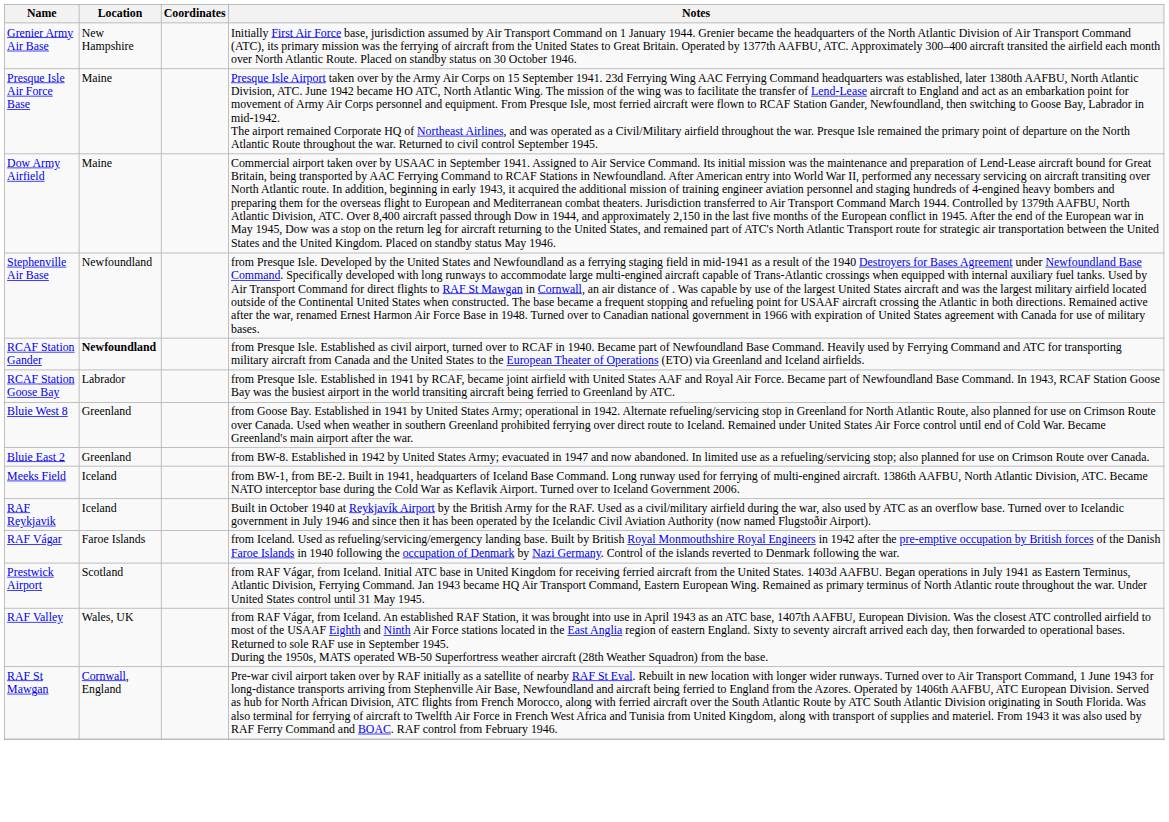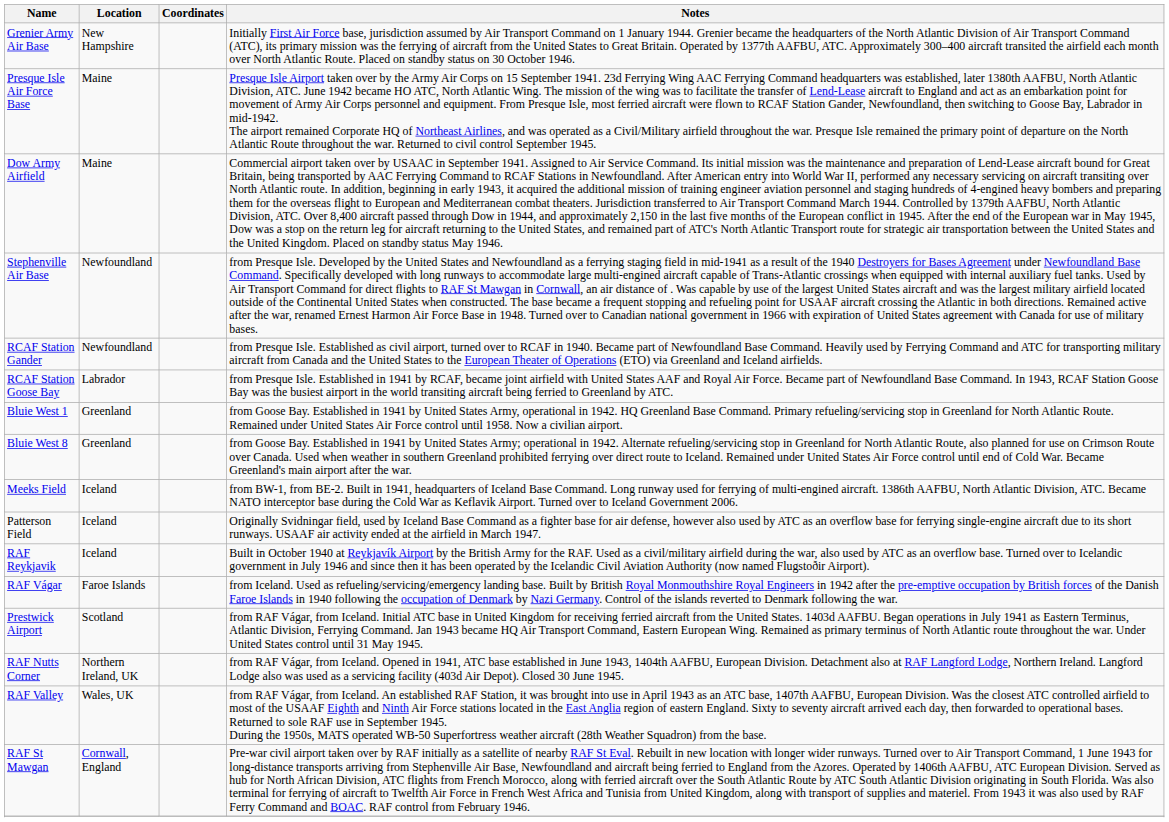(119, 347) bold -> (117, 347) normal
+ row: (37, 411)
- row: (36, 457)
+ row: (29, 528)
+ row: (33, 669)
